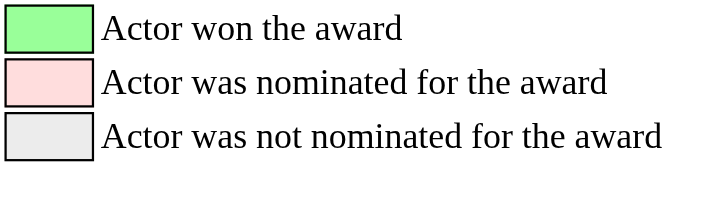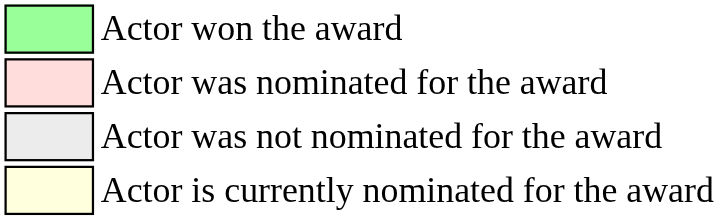+ row: (407, 189)
